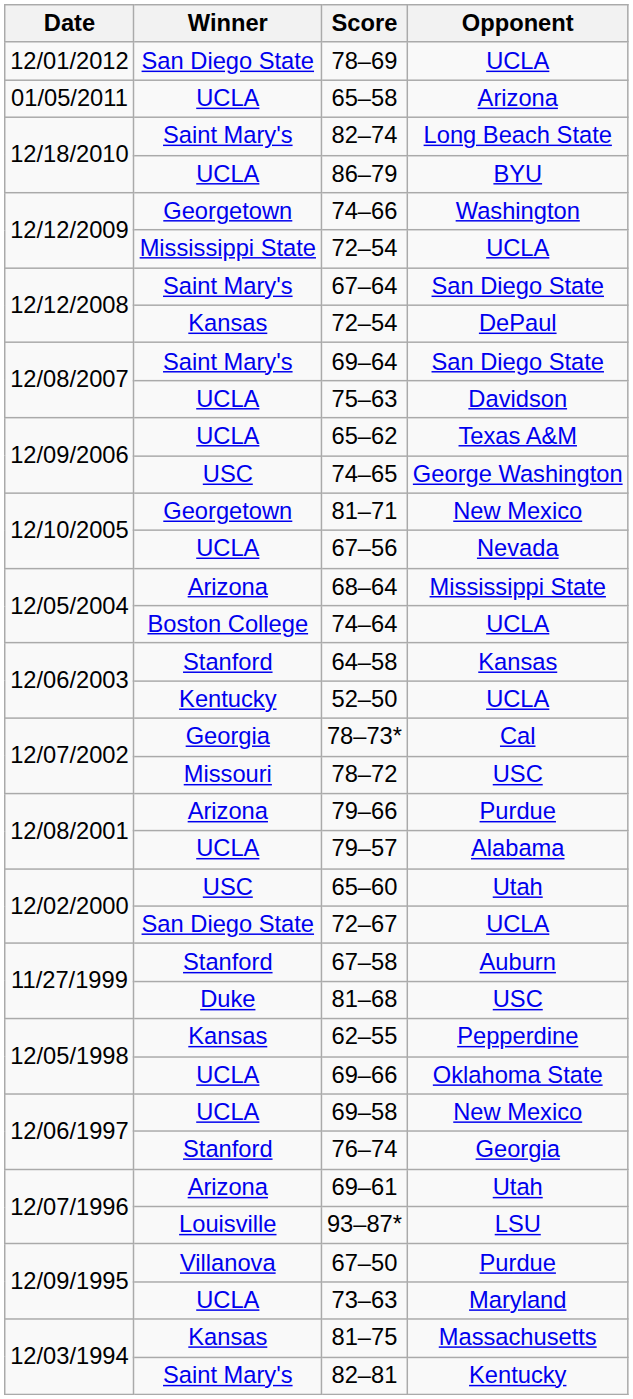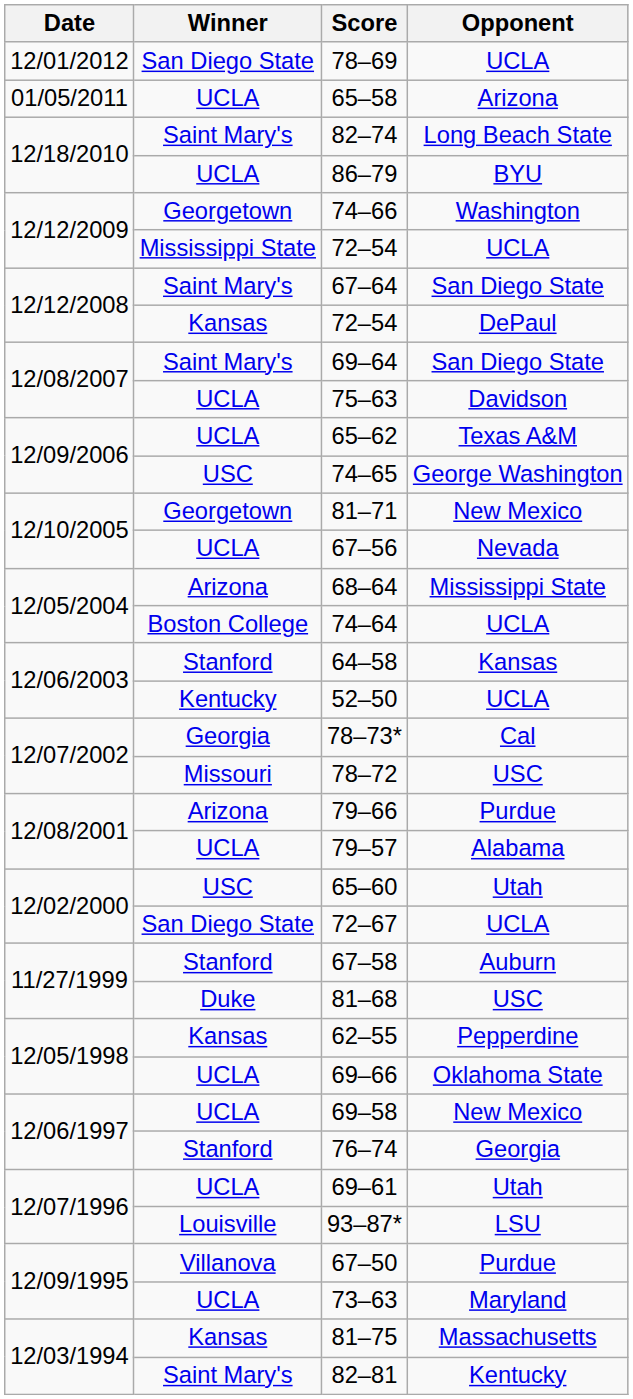(228, 1187) Arizona -> (228, 1187) UCLA
